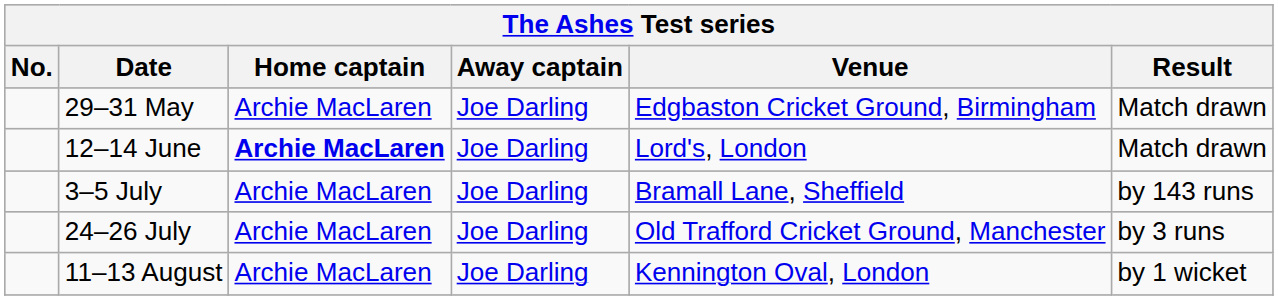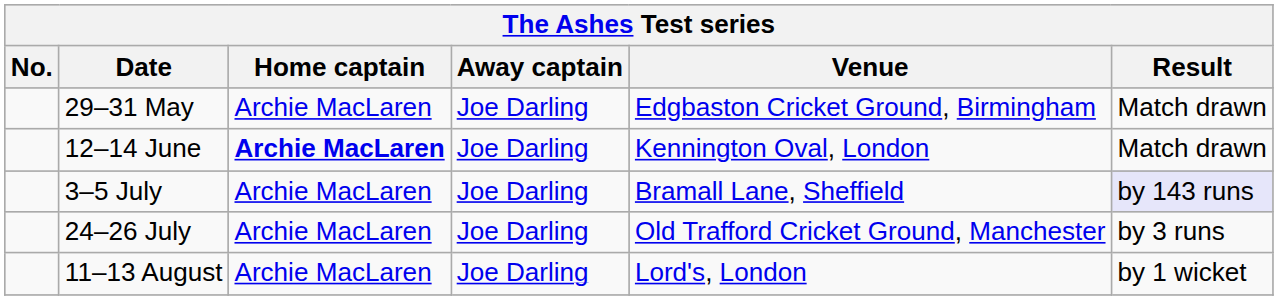(721, 149) Lord's, London -> (782, 149) Kennington Oval, London
(1186, 190) no background -> (1186, 190) lavender background
(782, 273) Kennington Oval, London -> (721, 273) Lord's, London
